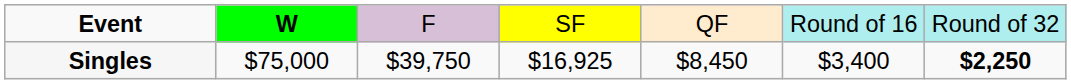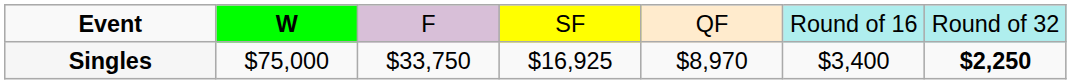(429, 61) $39,750 -> (429, 61) $33,750
(712, 61) $8,450 -> (712, 61) $8,970
